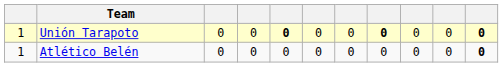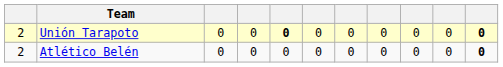(21, 33) 1 -> (21, 33) 2
(384, 33) bold -> (384, 33) normal
(21, 52) 1 -> (21, 52) 2
